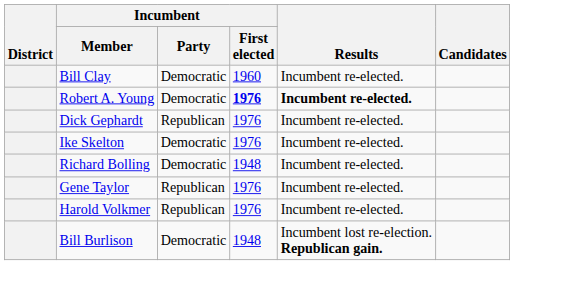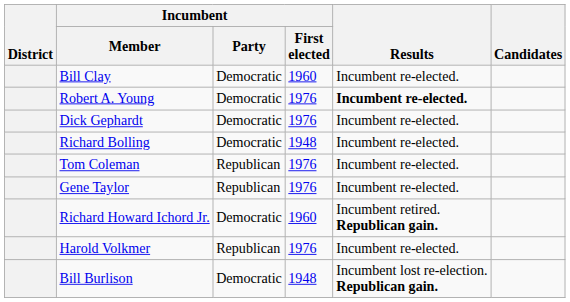(247, 98) bold -> (302, 98) normal
(193, 120) Republican -> (249, 120) Democratic
- row: (92, 143)
+ row: (100, 165)
+ row: (135, 218)
